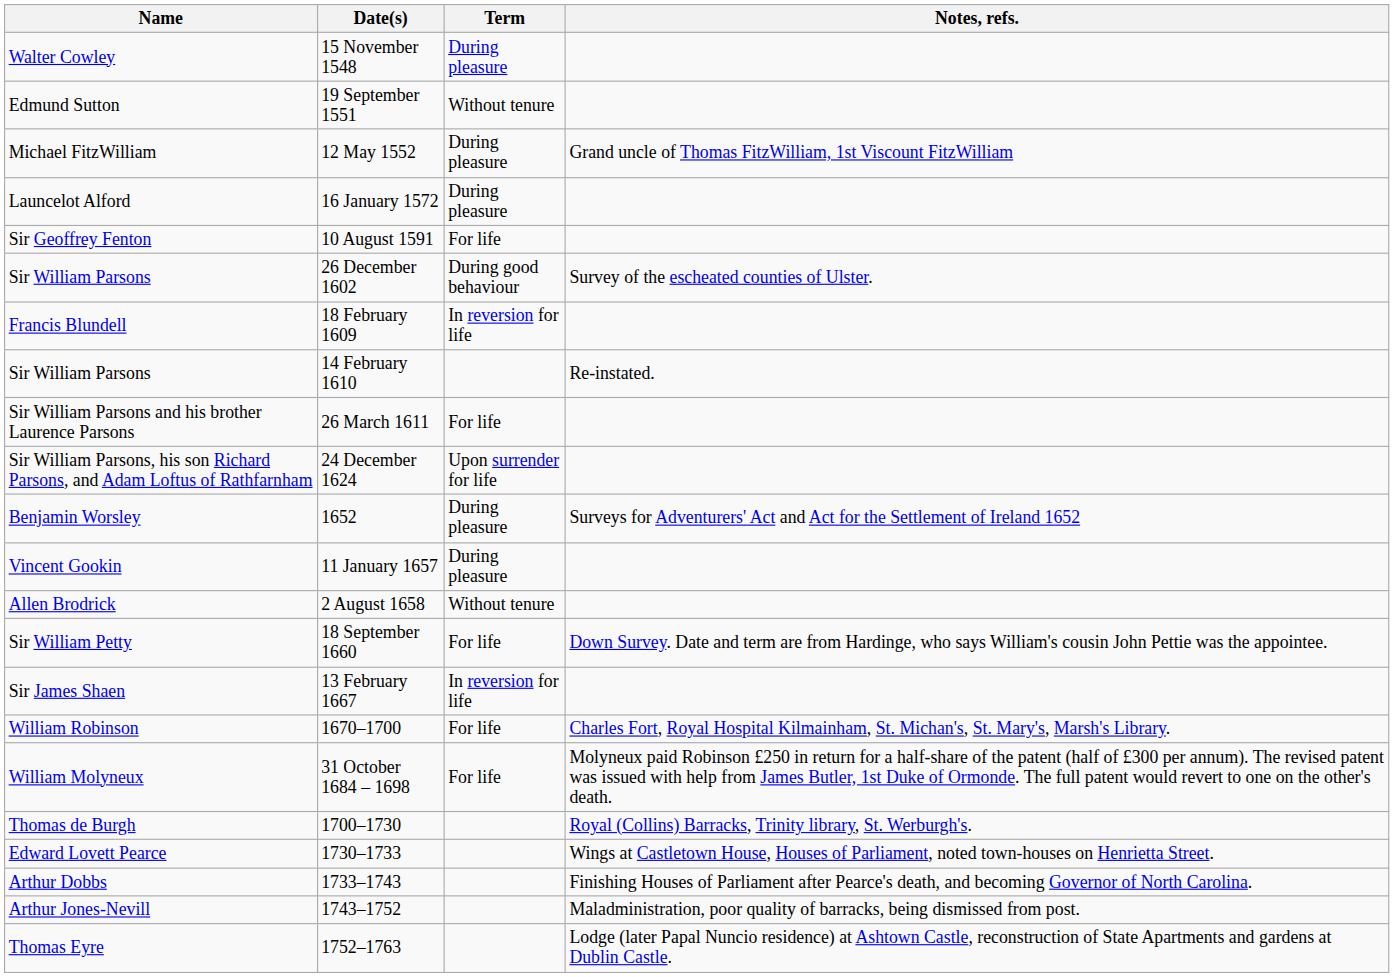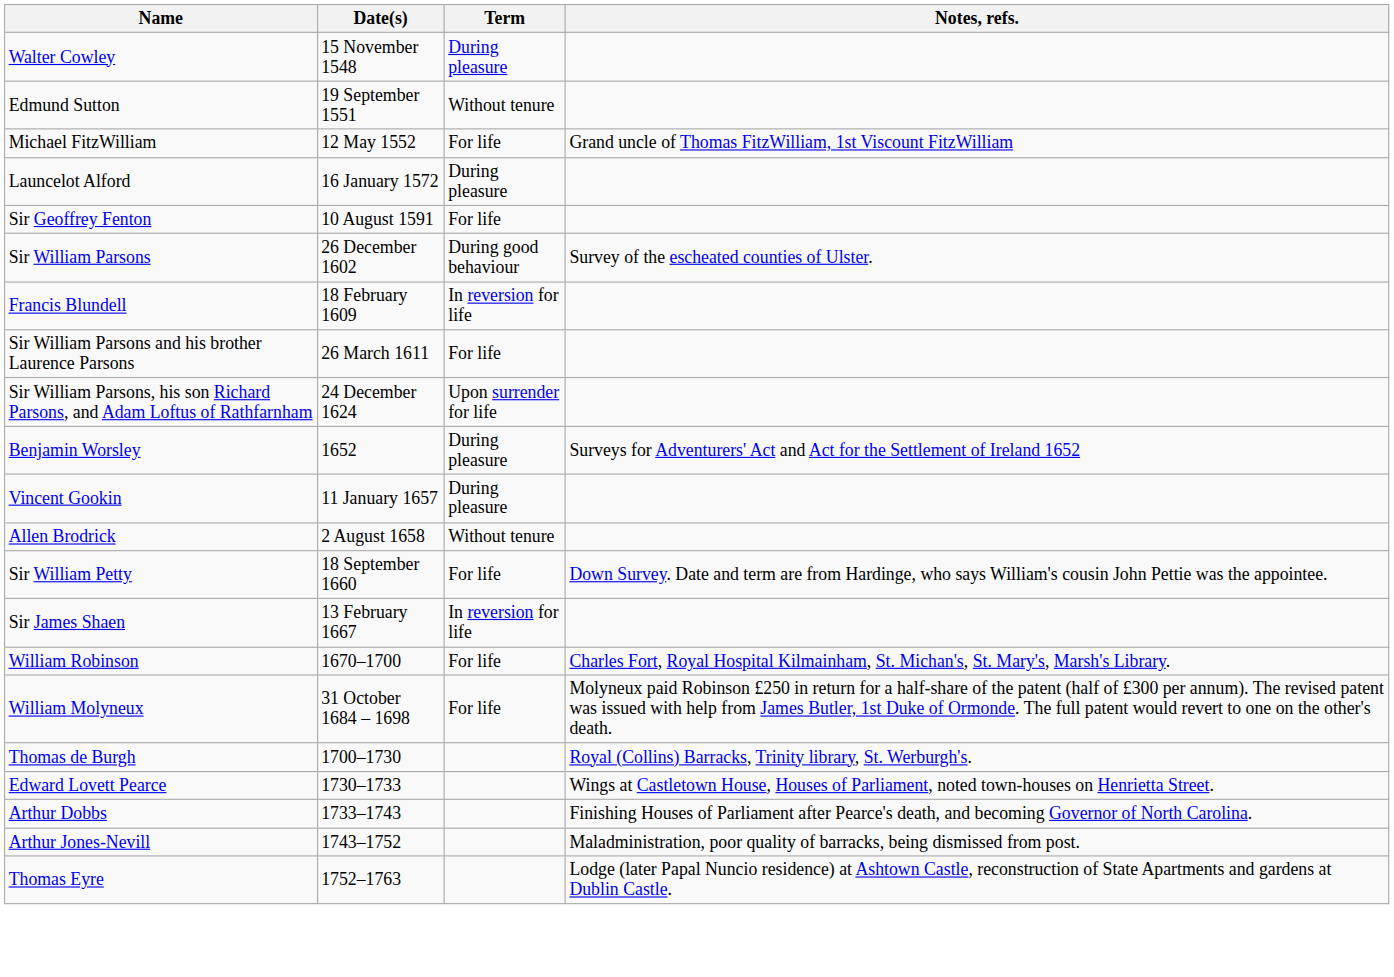(478, 153) During pleasure -> (475, 143) For life
- row: (364, 373)
